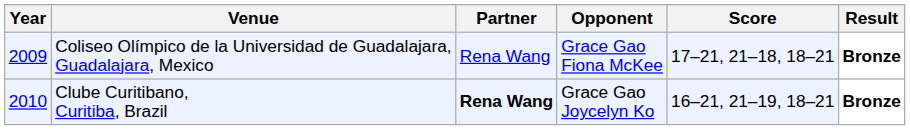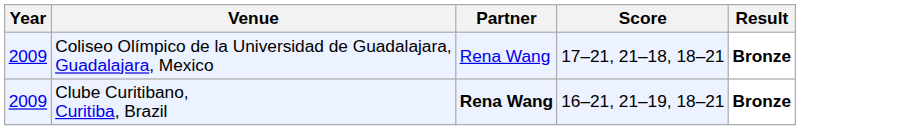- column: (612, 19)
(28, 102) 2010 -> (28, 102) 2009
